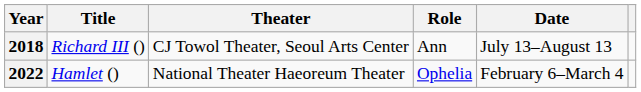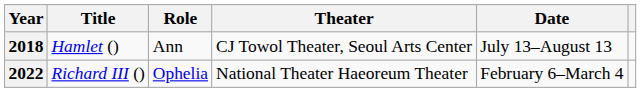columns swapped: (445, 18) <-> (281, 18)
(98, 45) Richard III () -> (85, 45) Hamlet ()
(85, 73) Hamlet () -> (98, 73) Richard III ()
